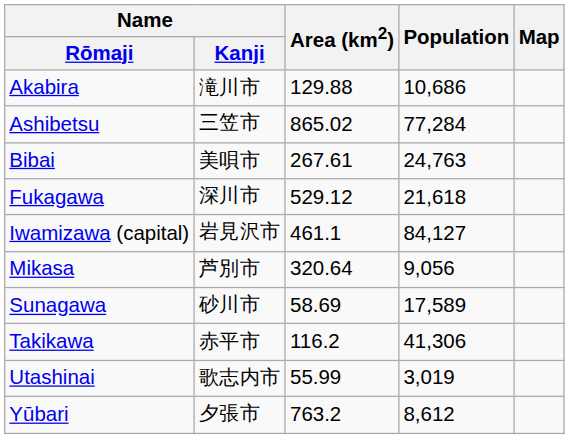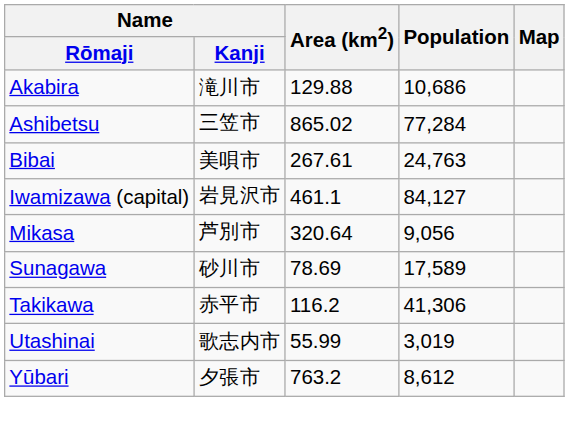- row: (57, 196)
(316, 305) 58.69 -> (316, 269) 78.69
